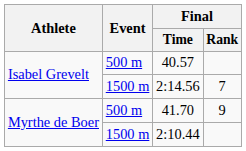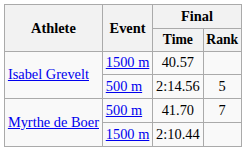(124, 62) 500 m -> (128, 62) 1500 m
(128, 86) 1500 m -> (124, 86) 500 m
(222, 86) 7 -> (222, 86) 5
(222, 110) 9 -> (222, 110) 7
